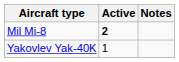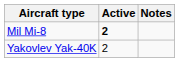(105, 48) 1 -> (105, 48) 2
